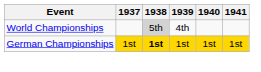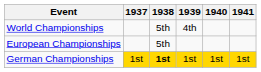(156, 28) lightgrey background -> (163, 28) no background
+ row: (64, 43)
